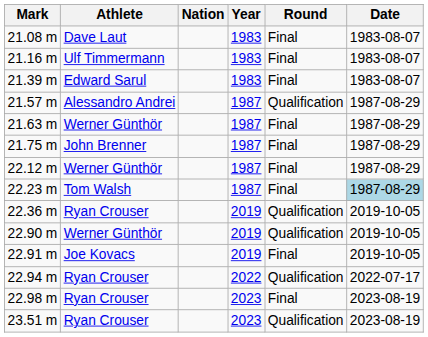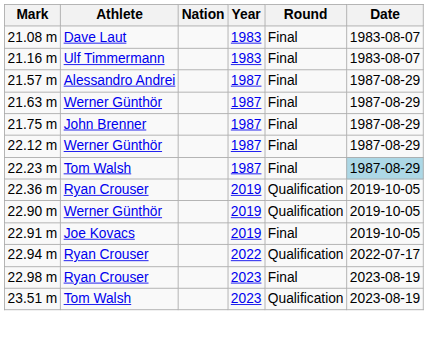- row: (32, 80)
(306, 102) Qualification -> (283, 80) Final
(106, 320) Ryan Crouser -> (97, 299) Tom Walsh
